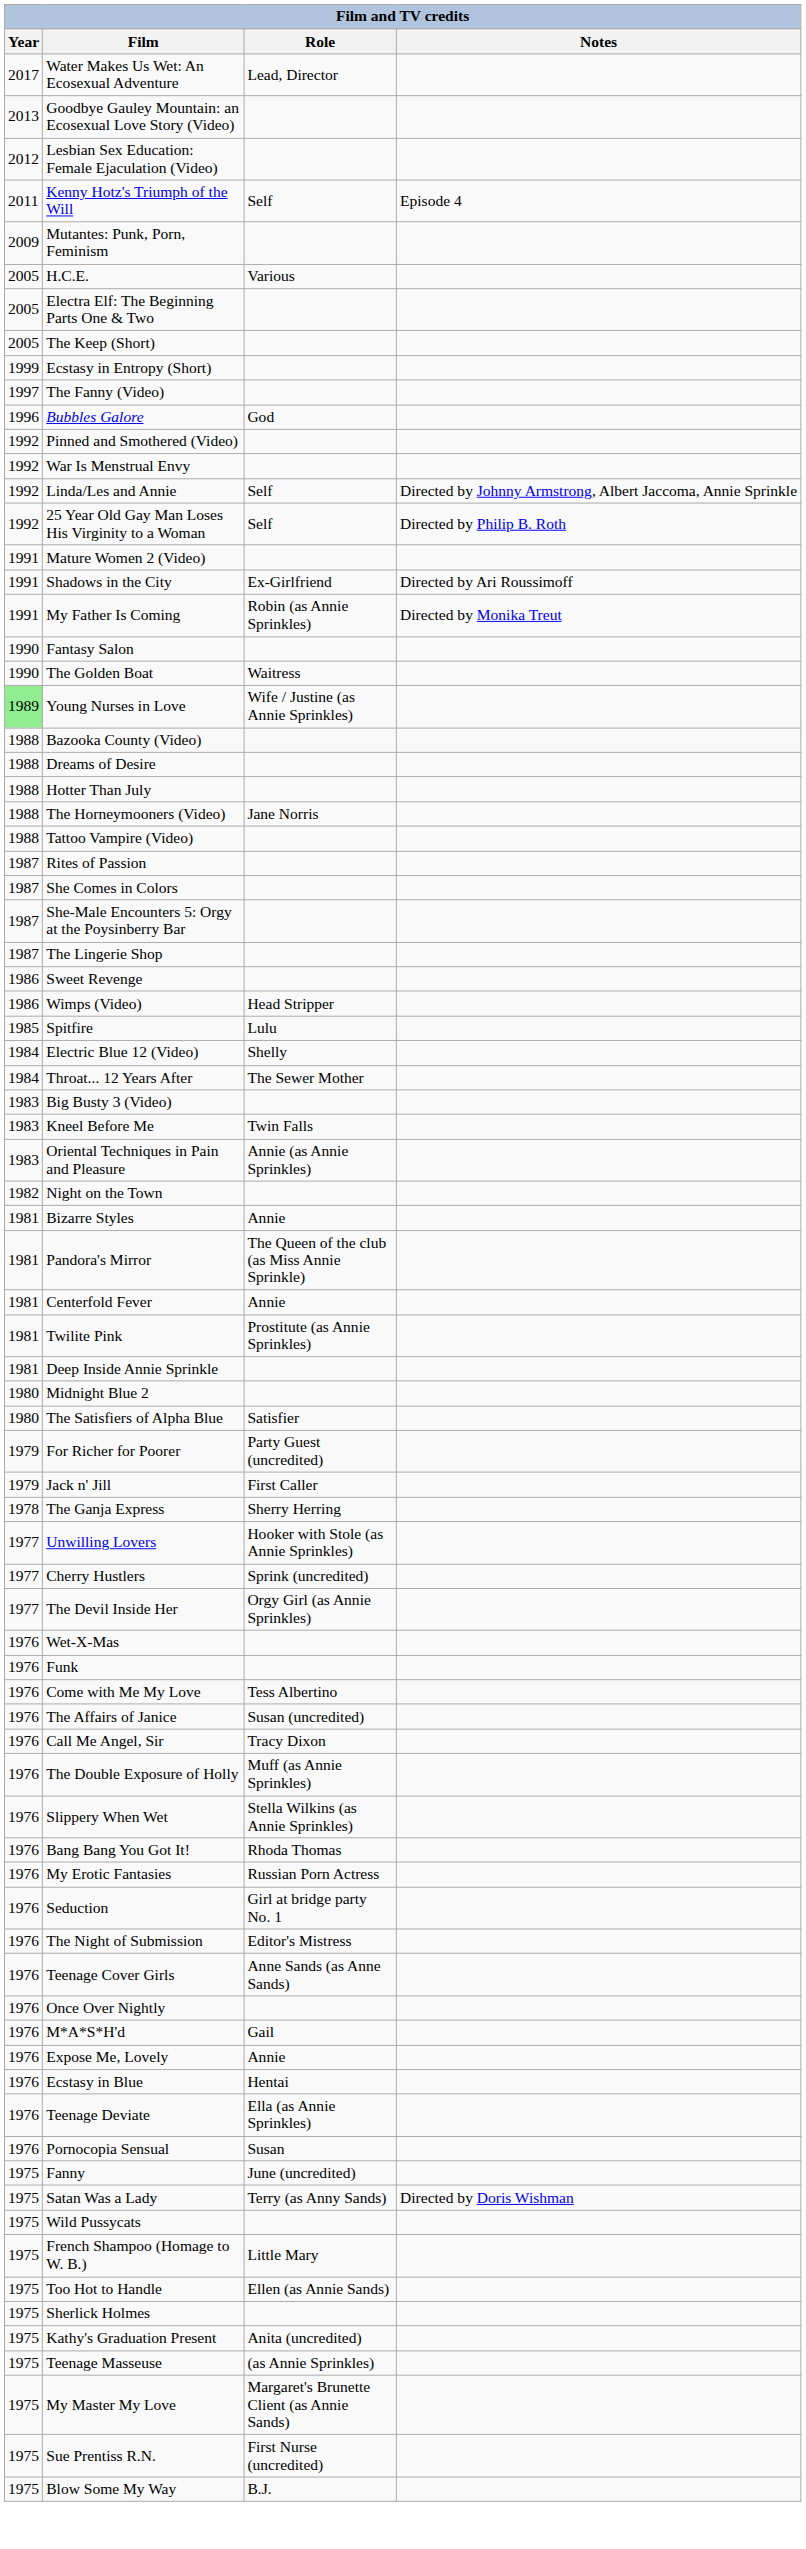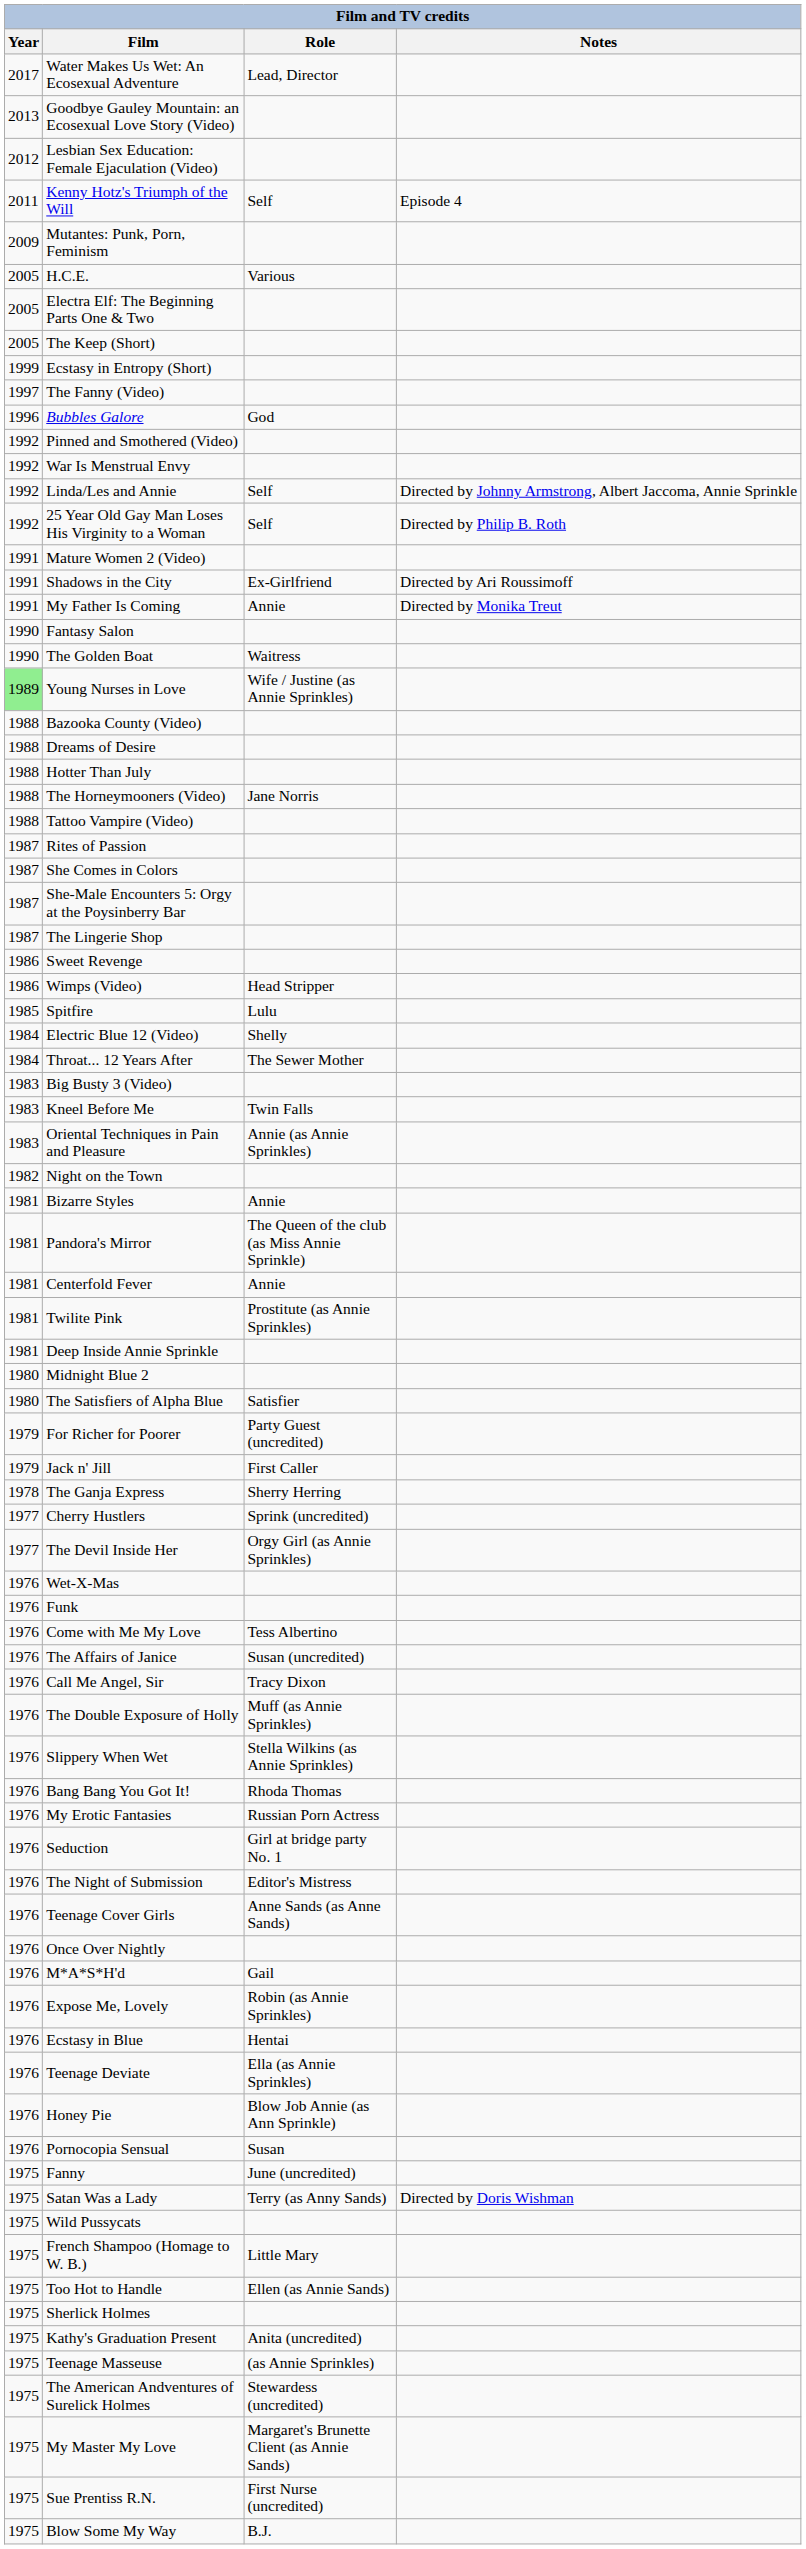(298, 615) Robin (as Annie Sprinkles) -> (266, 606) Annie
- row: (101, 1542)
(266, 2057) Annie -> (298, 2006) Robin (as Annie Sprinkles)
+ row: (79, 2115)
+ row: (140, 2396)
